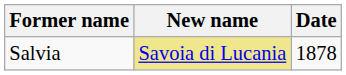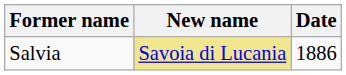(316, 53) 1878 -> (316, 53) 1886
